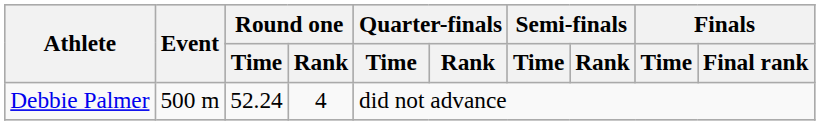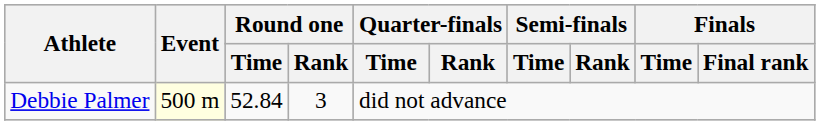(190, 101) no background -> (190, 101) lightyellow background
(257, 101) 52.24 -> (257, 101) 52.84
(321, 101) 4 -> (321, 101) 3
